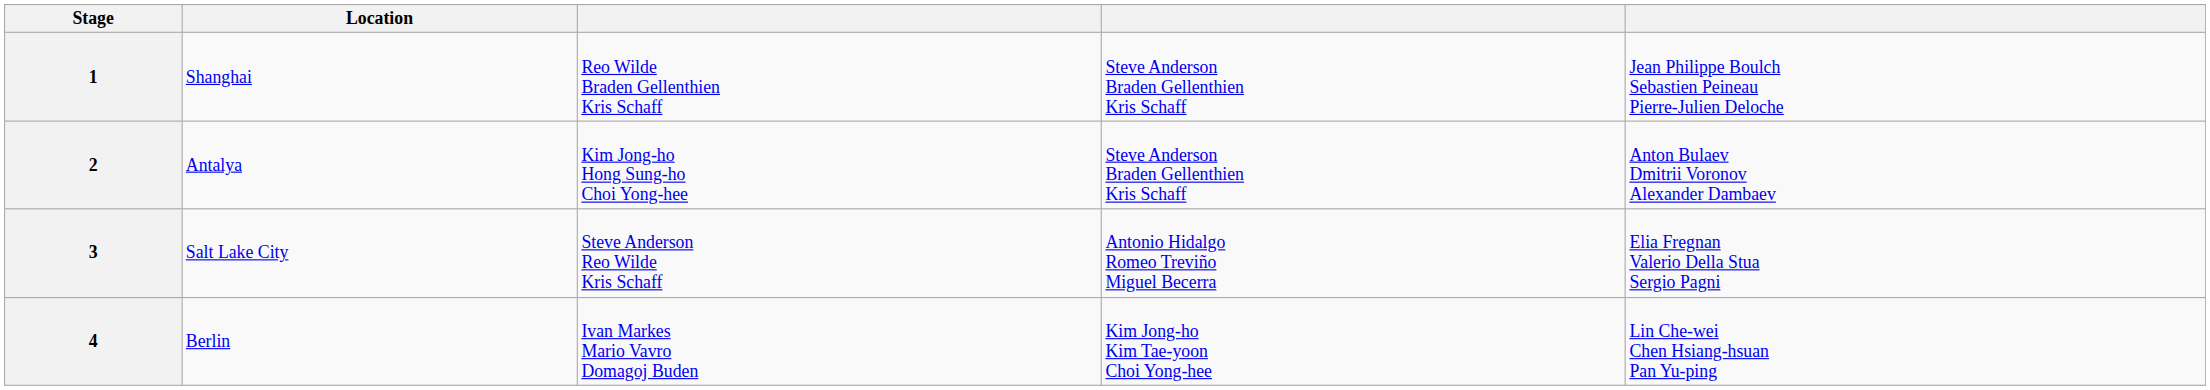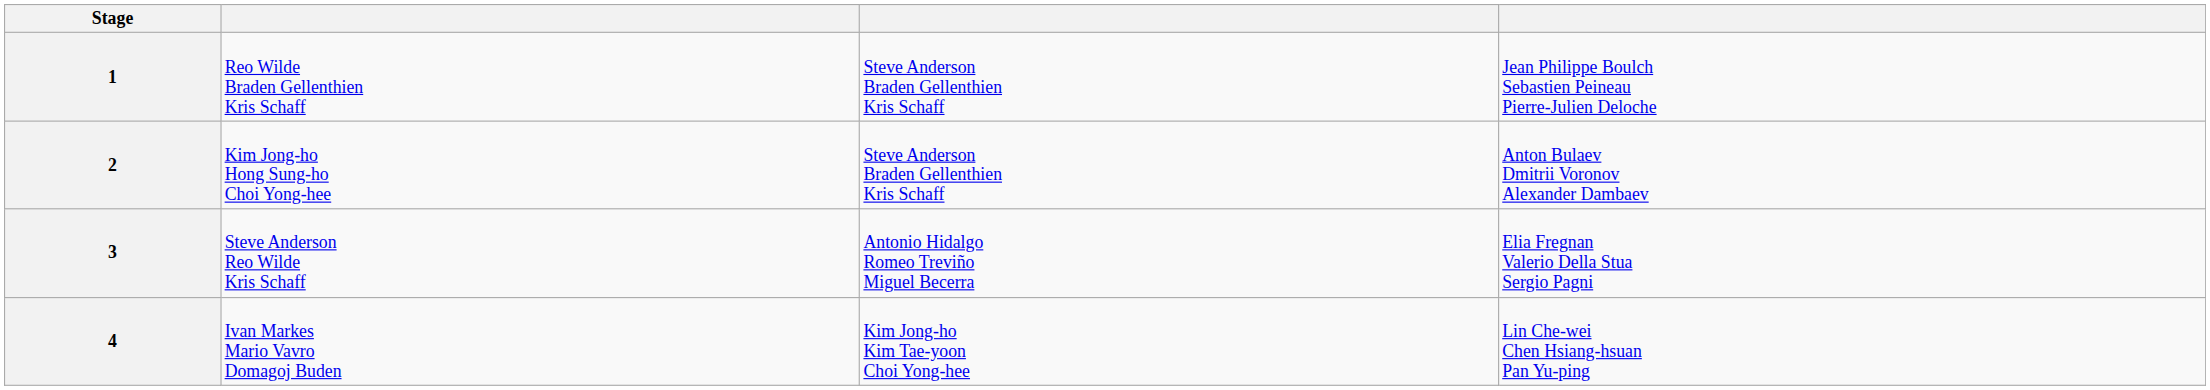- column: (380, 18)
